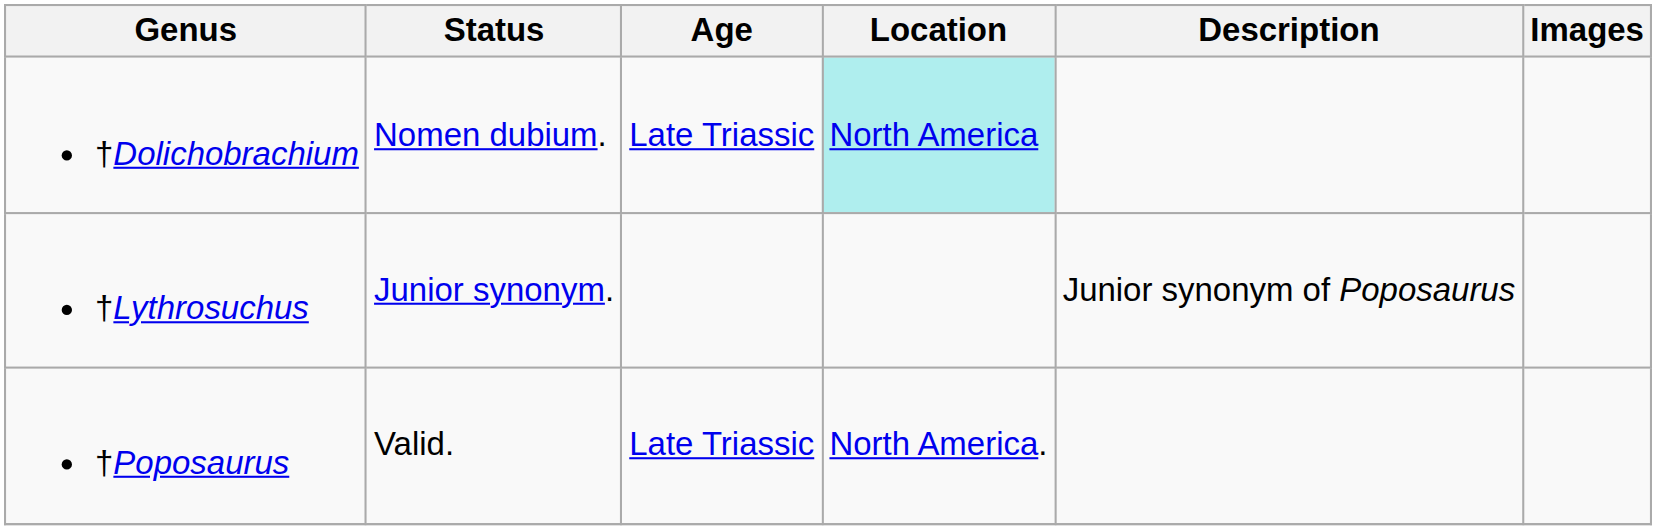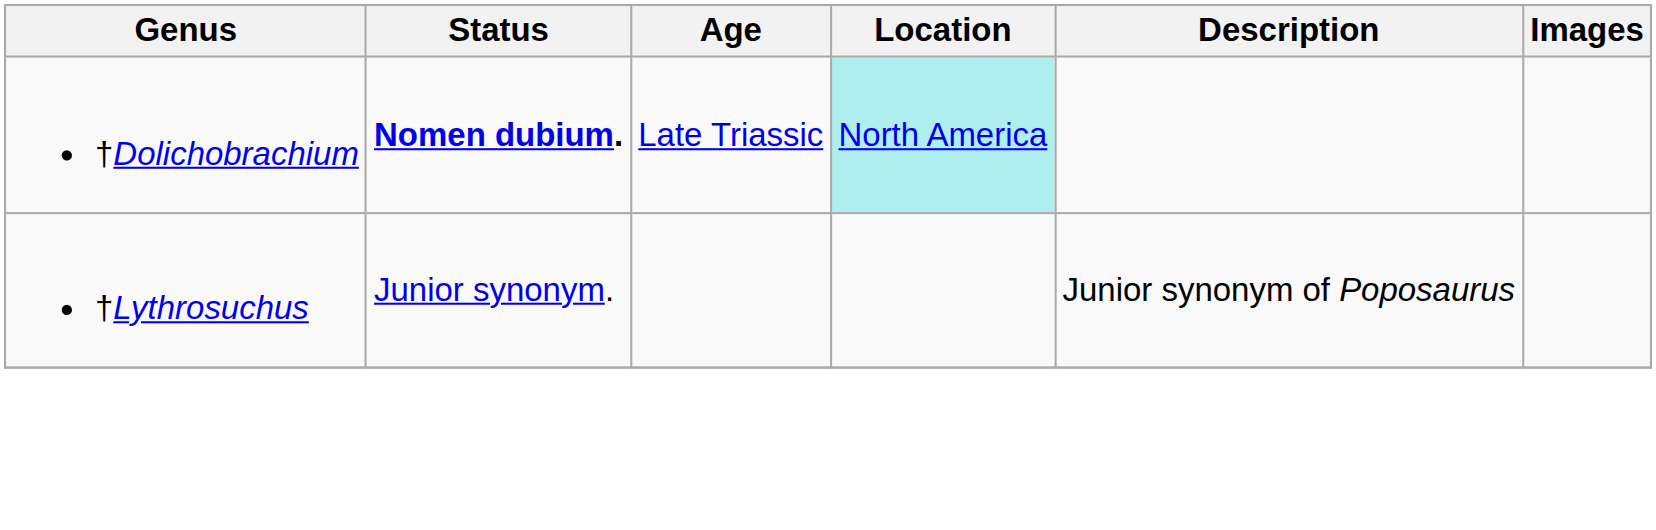(490, 134) normal -> (499, 134) bold
- row: (186, 464)
